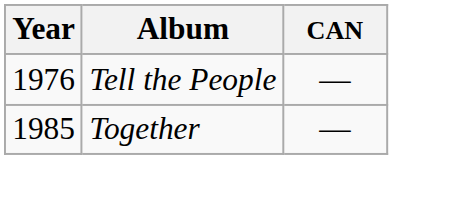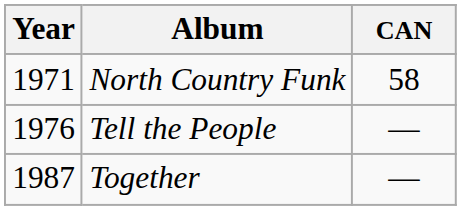+ row: (217, 79)
(44, 128) 1985 -> (44, 178) 1987
